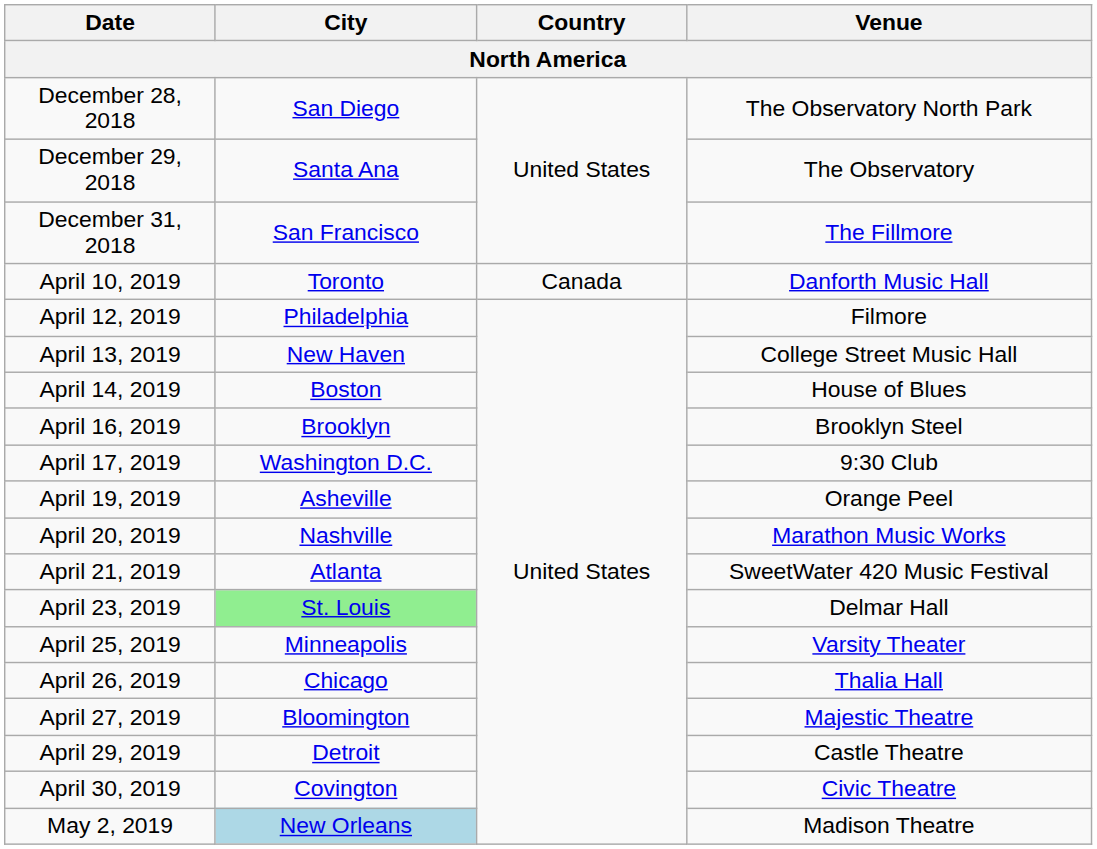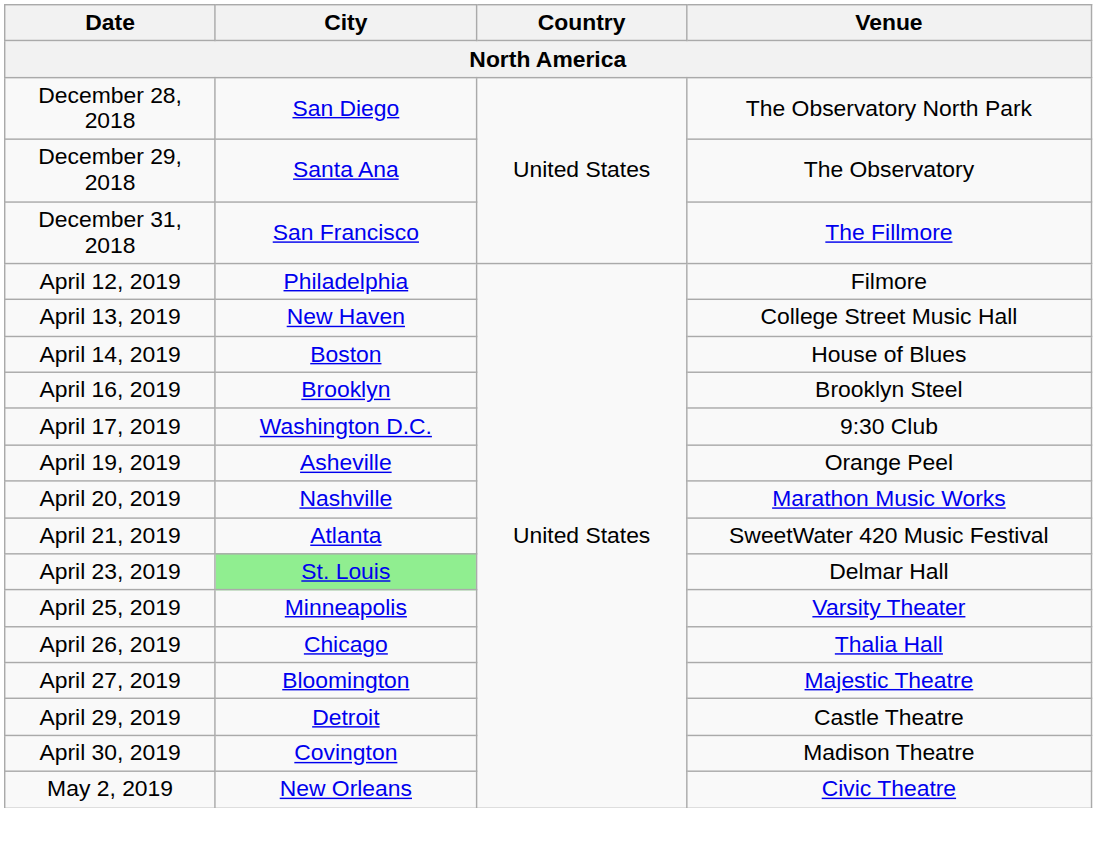- row: (110, 281)
(889, 789) Civic Theatre -> (889, 753) Madison Theatre
(346, 825) lightblue background -> (346, 789) no background
(889, 825) Madison Theatre -> (889, 789) Civic Theatre
